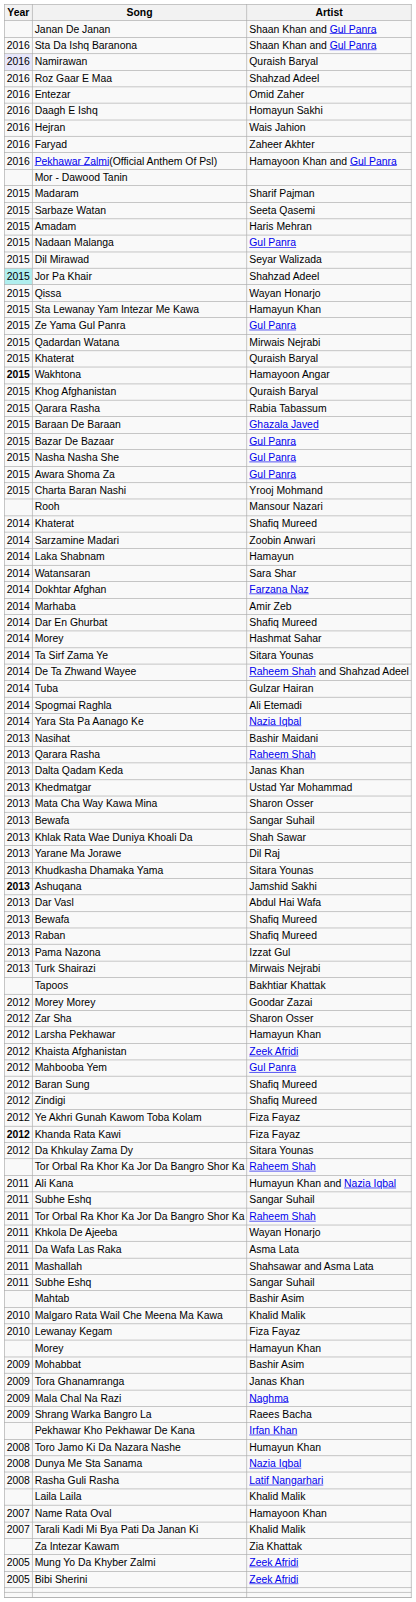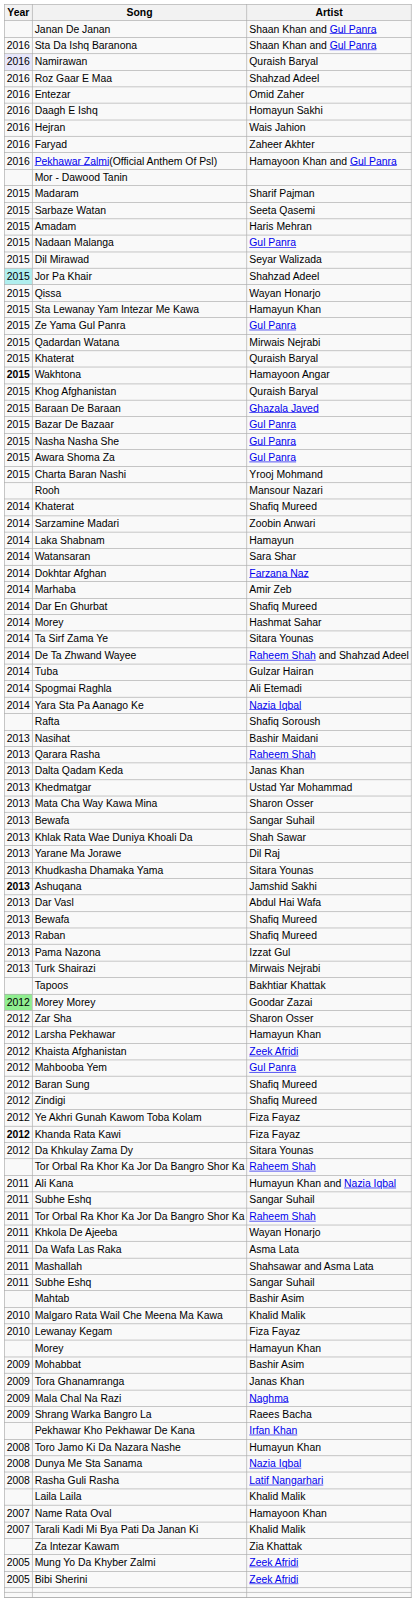- row: (67, 408)
+ row: (47, 721)
(18, 1002) no background -> (18, 1002) lightgreen background
